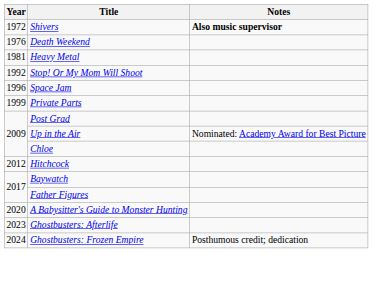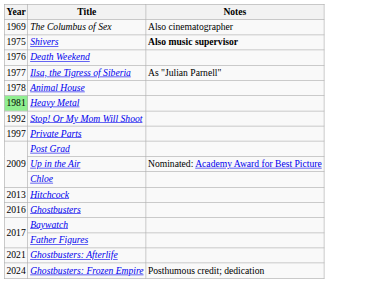+ row: (71, 27)
(16, 27) 1972 -> (16, 42) 1975
+ row: (80, 73)
+ row: (57, 88)
(16, 57) no background -> (16, 103) lightgreen background
- row: (51, 88)
(16, 103) 1999 -> (16, 133) 1997
(16, 164) 2012 -> (16, 194) 2013
+ row: (55, 210)
- row: (109, 210)
(16, 225) 2023 -> (16, 255) 2021
